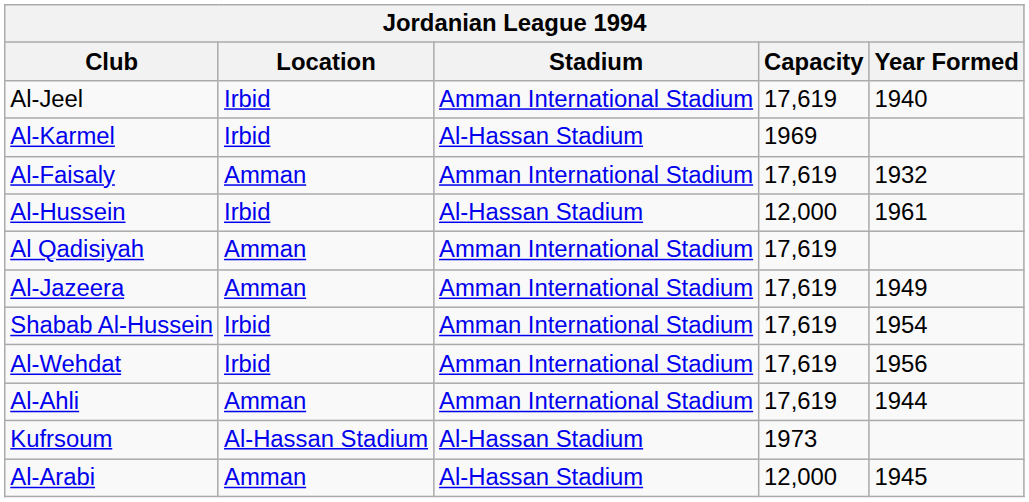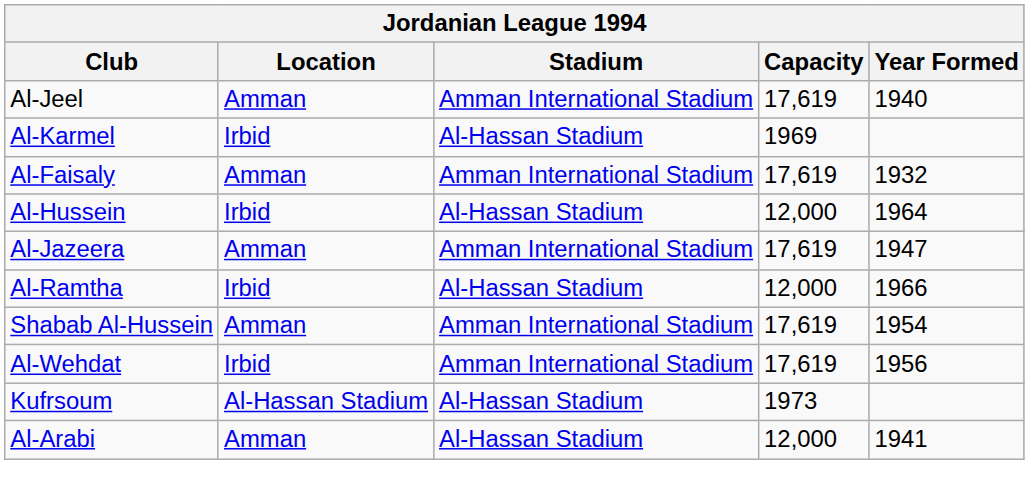(247, 99) Irbid -> (265, 99) Amman
(901, 212) 1961 -> (901, 212) 1964
- row: (77, 250)
(901, 288) 1949 -> (901, 250) 1947
+ row: (67, 288)
(247, 325) Irbid -> (265, 325) Amman
- row: (45, 401)
(901, 477) 1945 -> (901, 439) 1941
